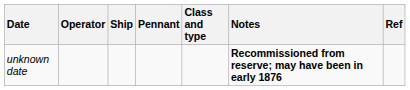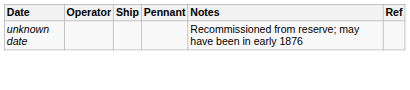- column: (199, 24)
(297, 65) bold -> (275, 35) normal
